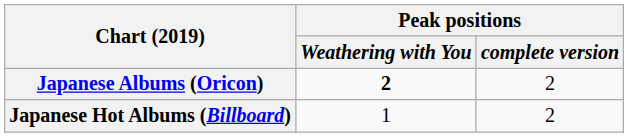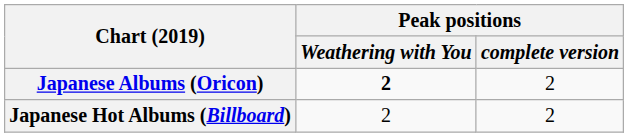(386, 115) 1 -> (386, 115) 2
